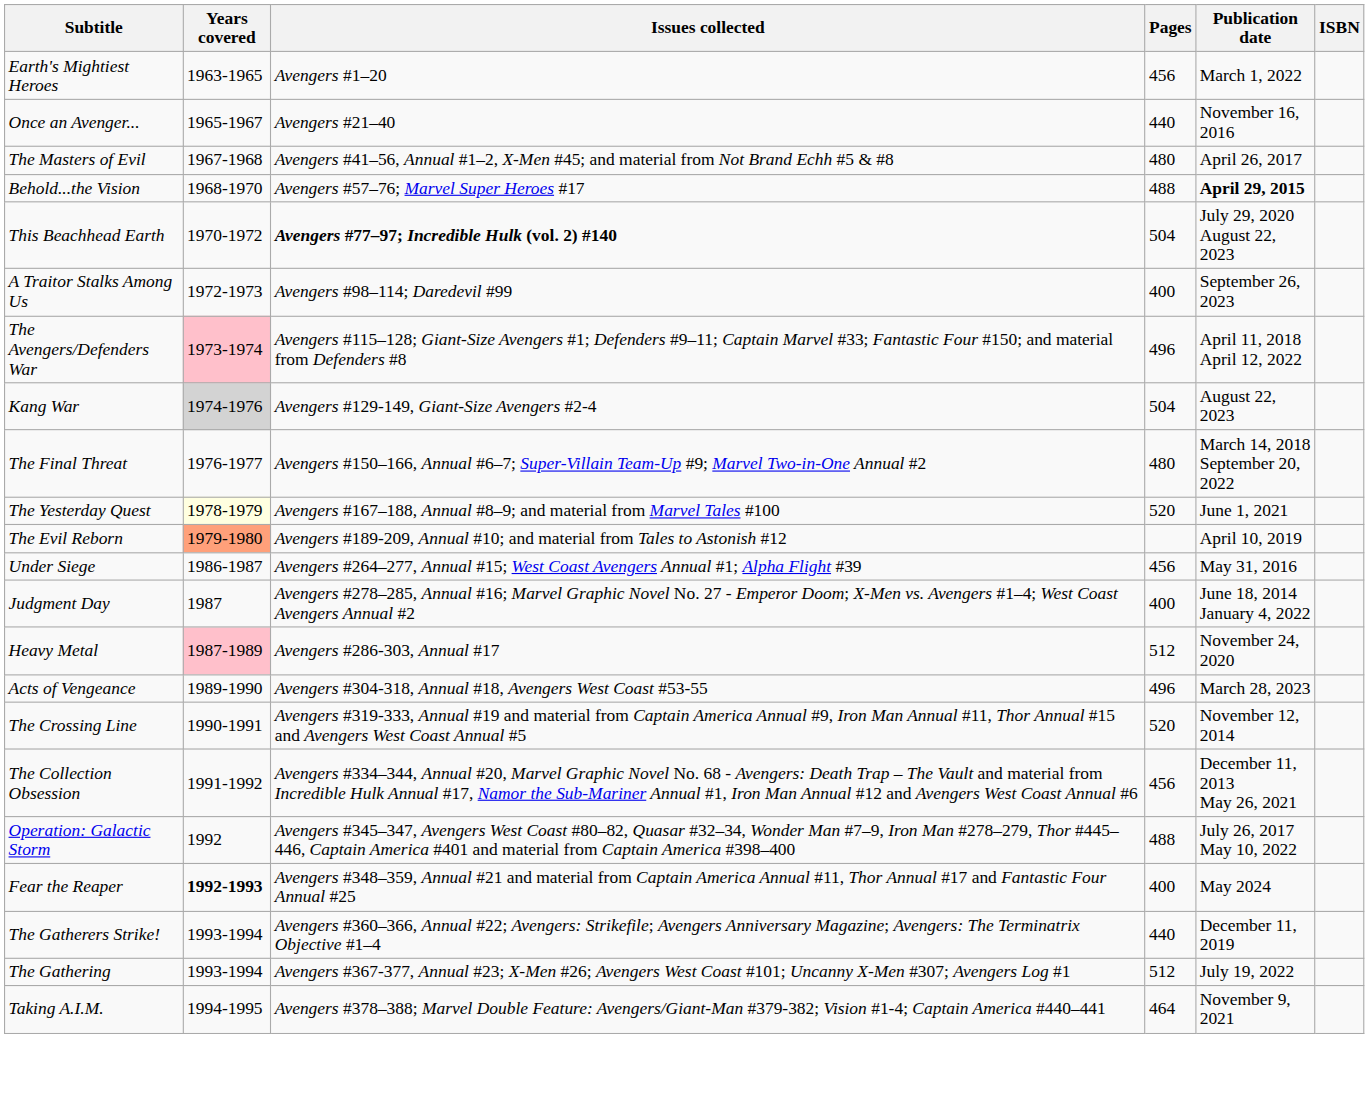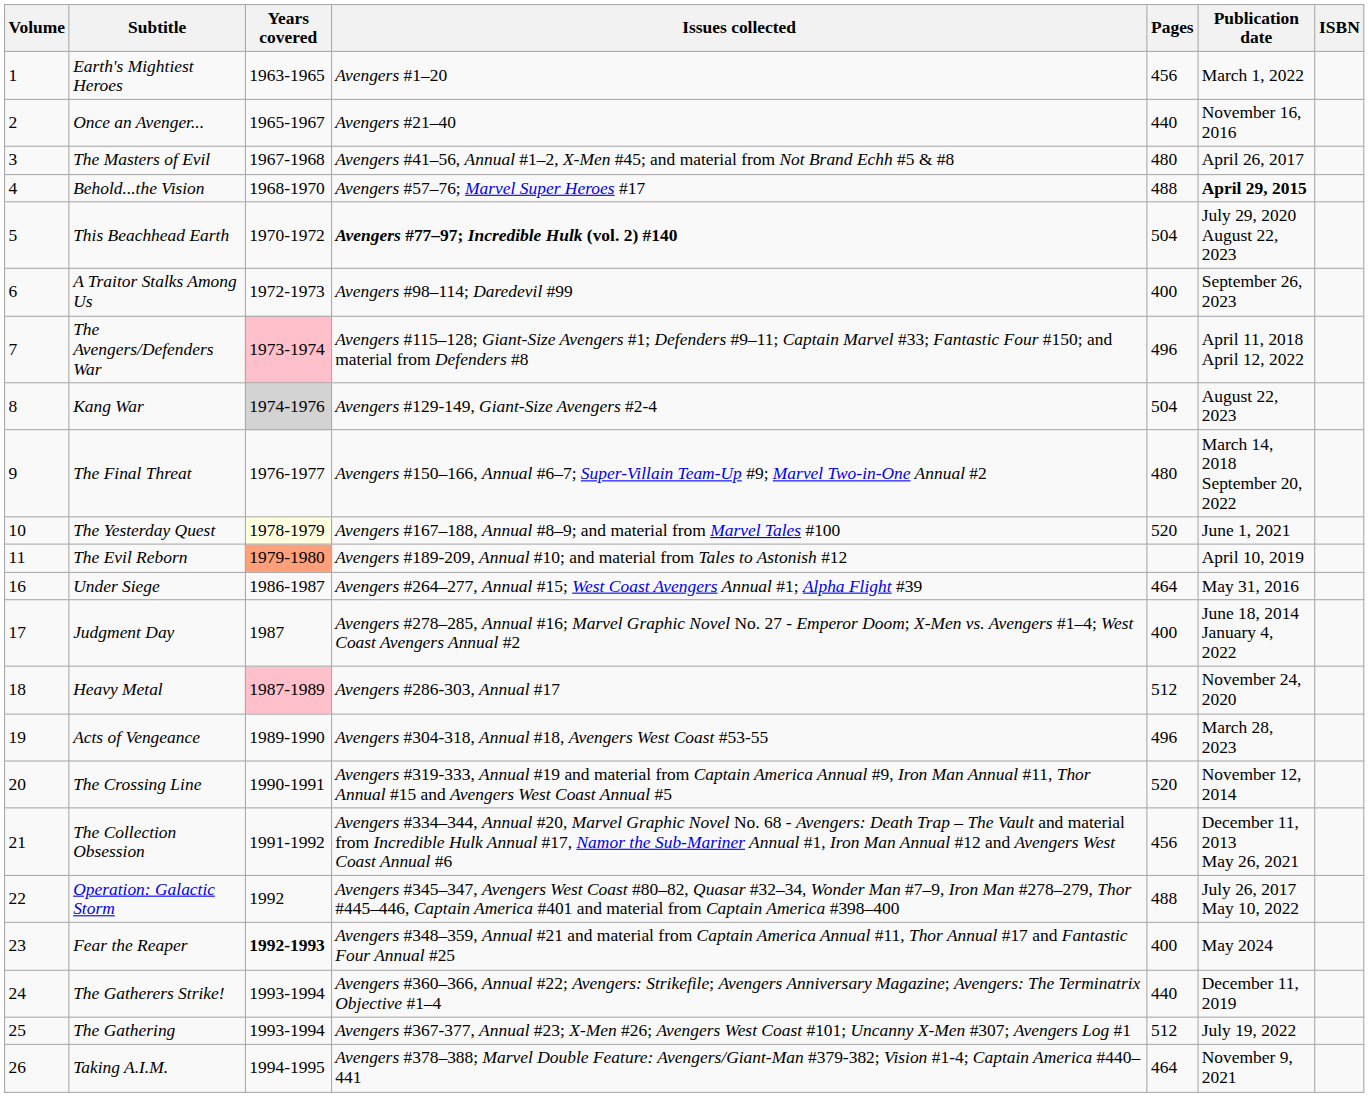+ column: (37, 28)
(1162, 566) 456 -> (1164, 585) 464
